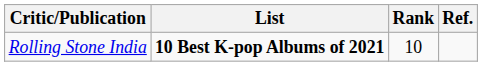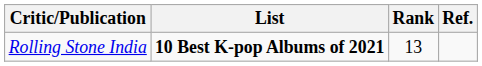(413, 46) 10 -> (413, 46) 13
